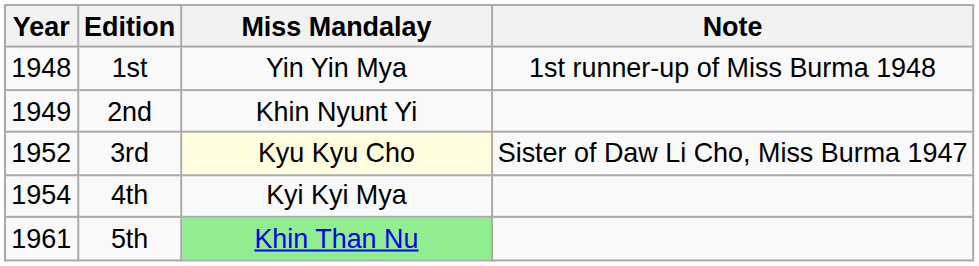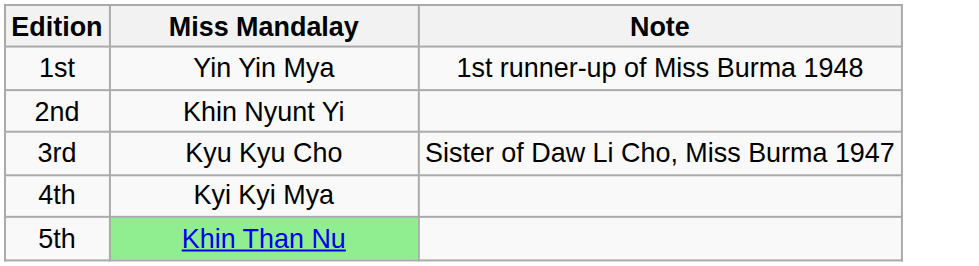- column: (41, 26)
(336, 153) lightyellow background -> (264, 153) no background
